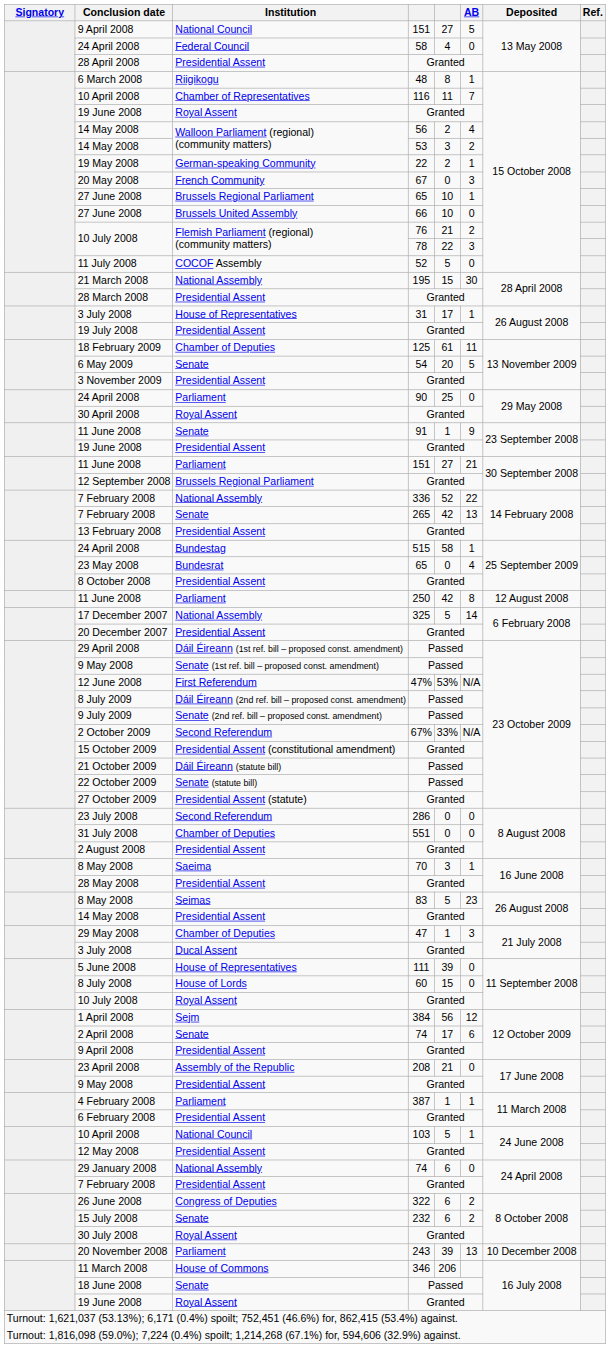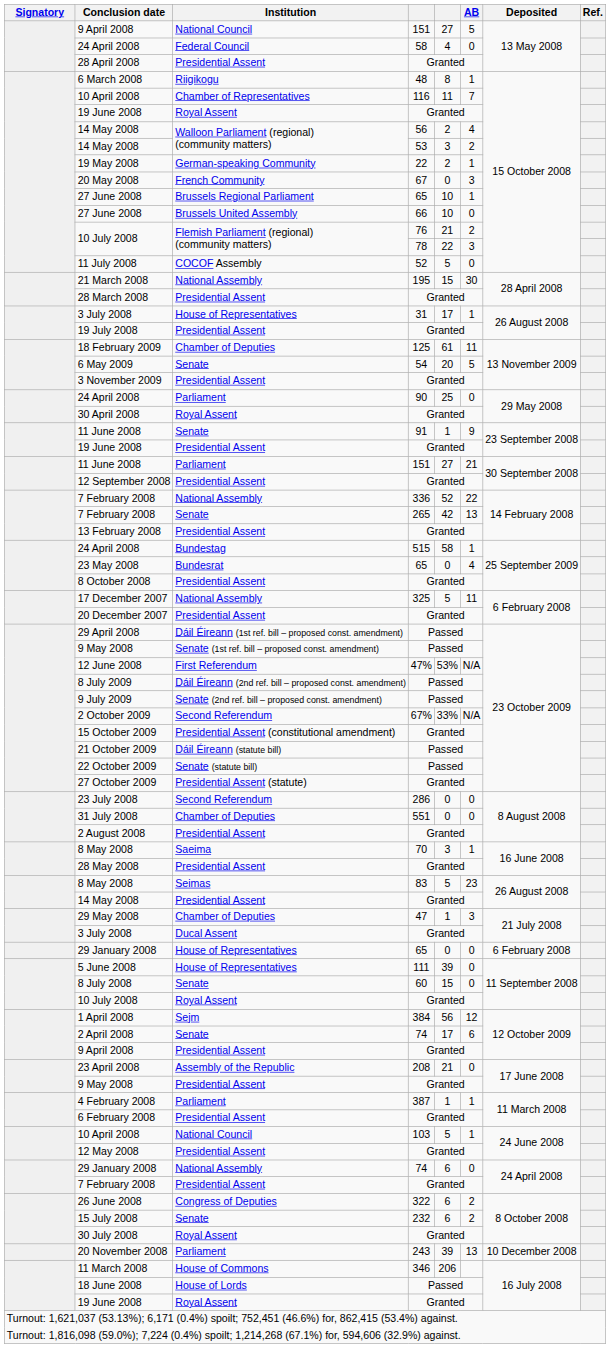(245, 481) Brussels Regional Parliament -> (220, 481) Presidential Assent
- row: (109, 599)
(472, 615) 14 -> (472, 599) 11
+ row: (117, 950)
(211, 984) House of Lords -> (192, 984) Senate
(192, 1285) Senate -> (211, 1285) House of Lords
